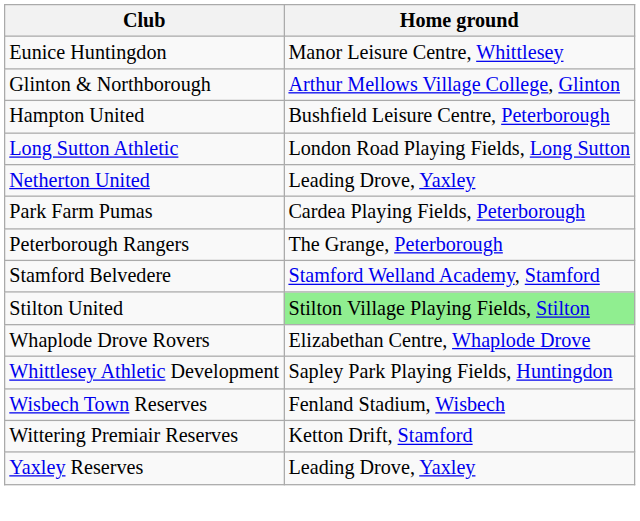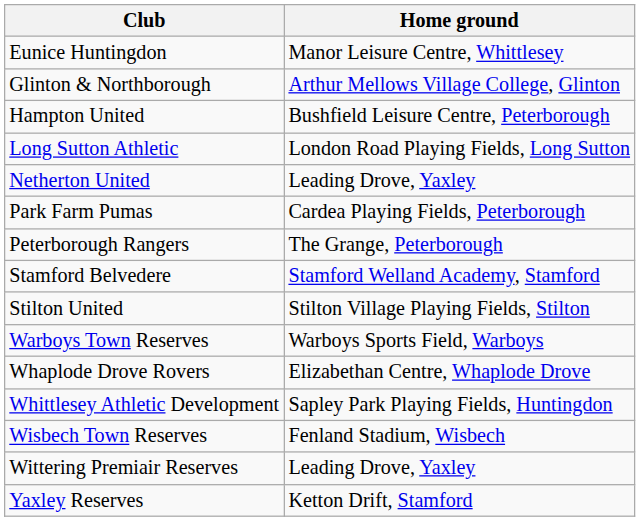(439, 308) lightgreen background -> (439, 308) no background
+ row: (109, 340)
(381, 436) Ketton Drift, Stamford -> (382, 468) Leading Drove, Yaxley
(382, 468) Leading Drove, Yaxley -> (381, 500) Ketton Drift, Stamford
